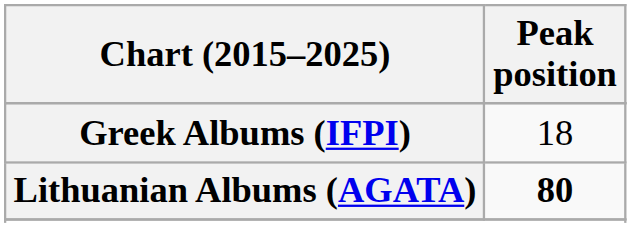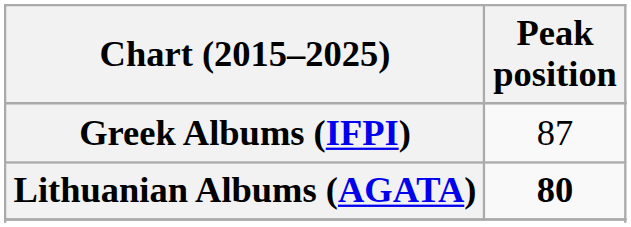(555, 132) 18 -> (555, 132) 87
